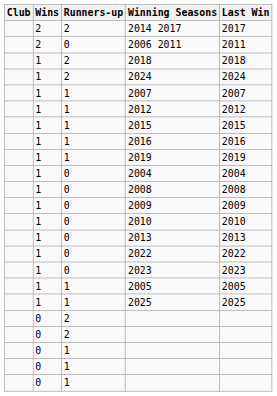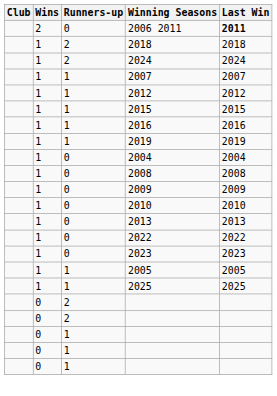- row: (67, 29)
(234, 45) normal -> (234, 29) bold
